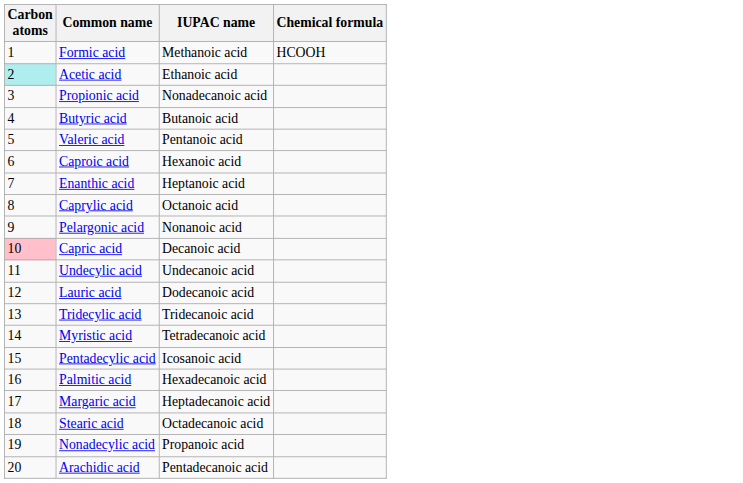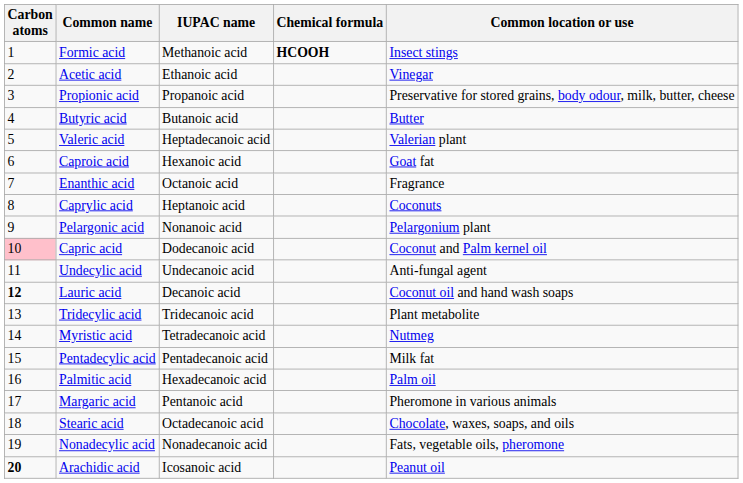+ column: (562, 23)
(301, 52) normal -> (303, 52) bold
(11, 74) paleturquoise background -> (11, 74) no background
(215, 96) Nonadecanoic acid -> (203, 96) Propanoic acid
(202, 140) Pentanoic acid -> (216, 140) Heptadecanoic acid
(204, 183) Heptanoic acid -> (200, 183) Octanoic acid
(200, 205) Octanoic acid -> (204, 205) Heptanoic acid
(201, 249) Decanoic acid -> (208, 249) Dodecanoic acid
(14, 292) normal -> (14, 292) bold
(208, 292) Dodecanoic acid -> (201, 292) Decanoic acid
(202, 358) Icosanoic acid -> (215, 358) Pentadecanoic acid
(216, 401) Heptadecanoic acid -> (202, 401) Pentanoic acid
(203, 445) Propanoic acid -> (215, 445) Nonadecanoic acid
(14, 467) normal -> (14, 467) bold
(215, 467) Pentadecanoic acid -> (202, 467) Icosanoic acid
